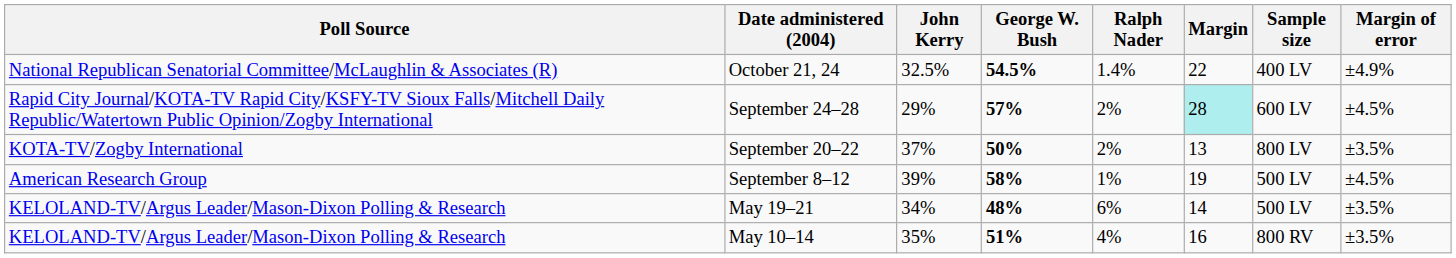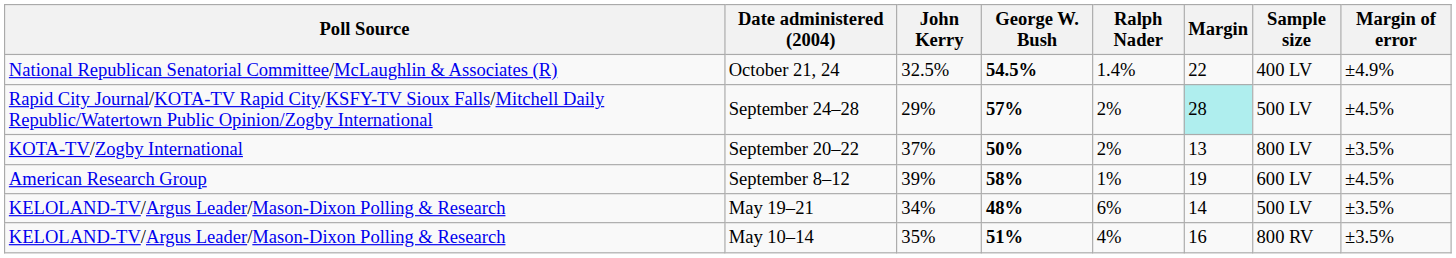(1284, 109) 600 LV -> (1284, 109) 500 LV
(1284, 178) 500 LV -> (1284, 178) 600 LV
